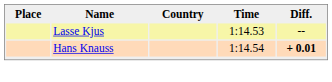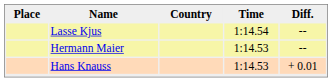(247, 31) 1:14.53 -> (251, 31) 1:14.54
+ row: (87, 48)
(247, 48) 1:14.54 -> (251, 66) 1:14.53
(301, 48) bold -> (303, 66) normal
